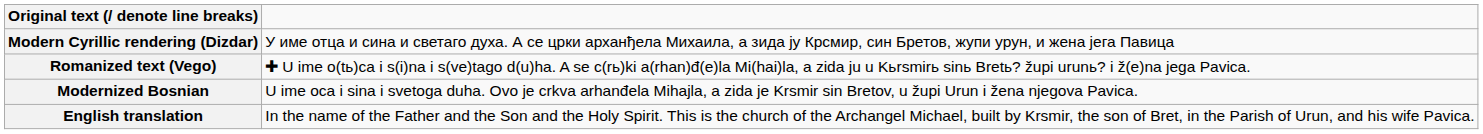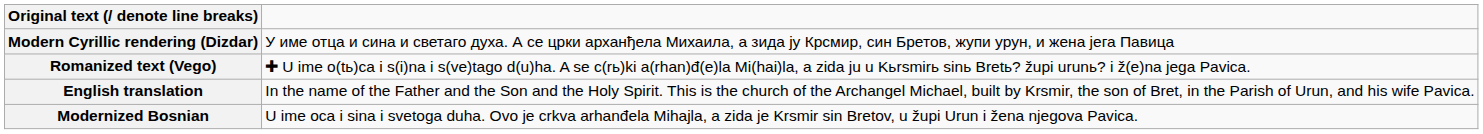rows swapped: (133, 91) <-> (133, 116)
